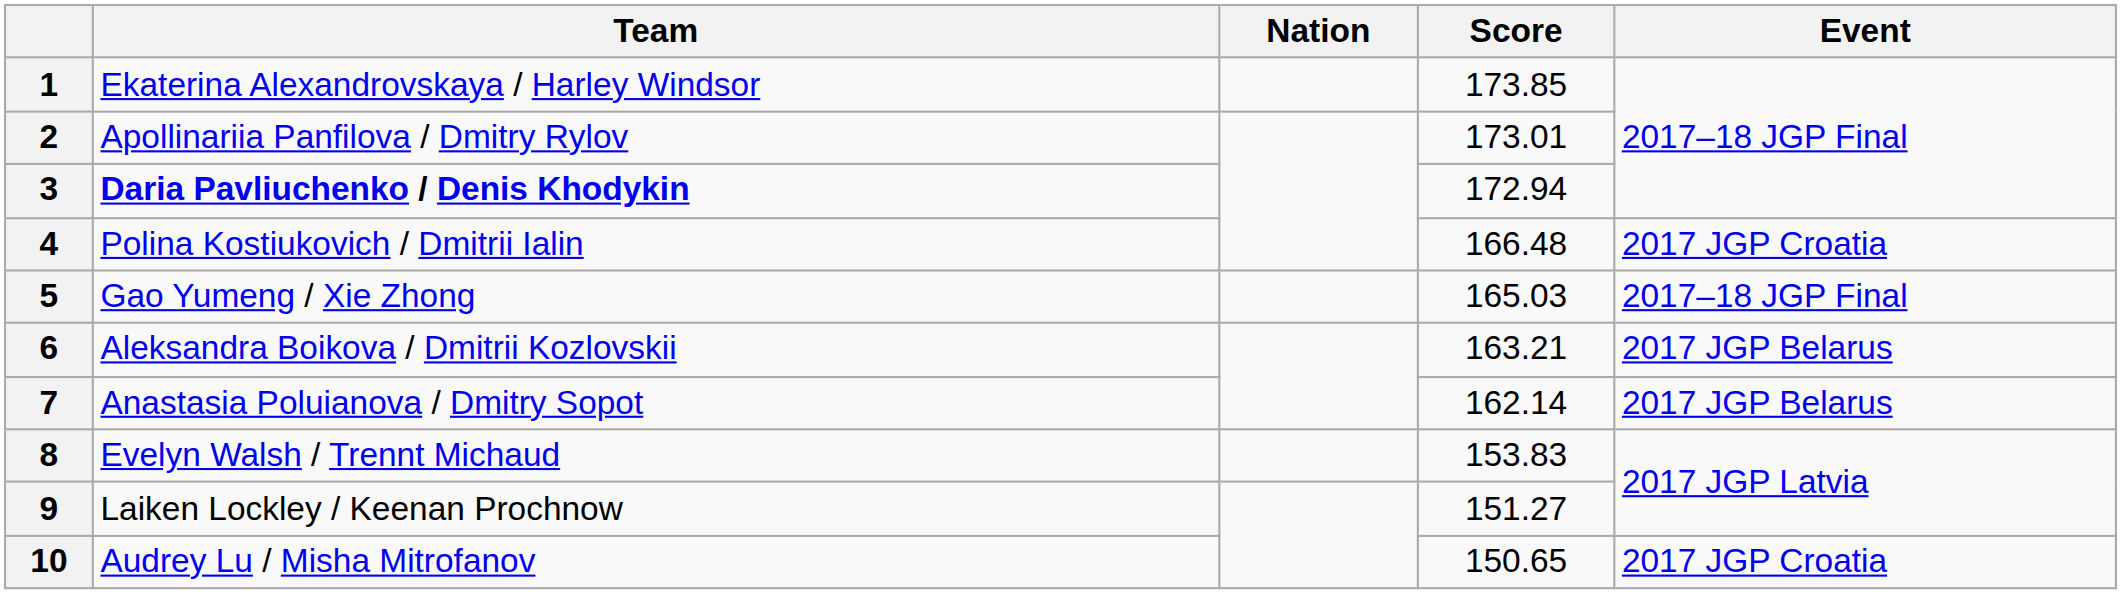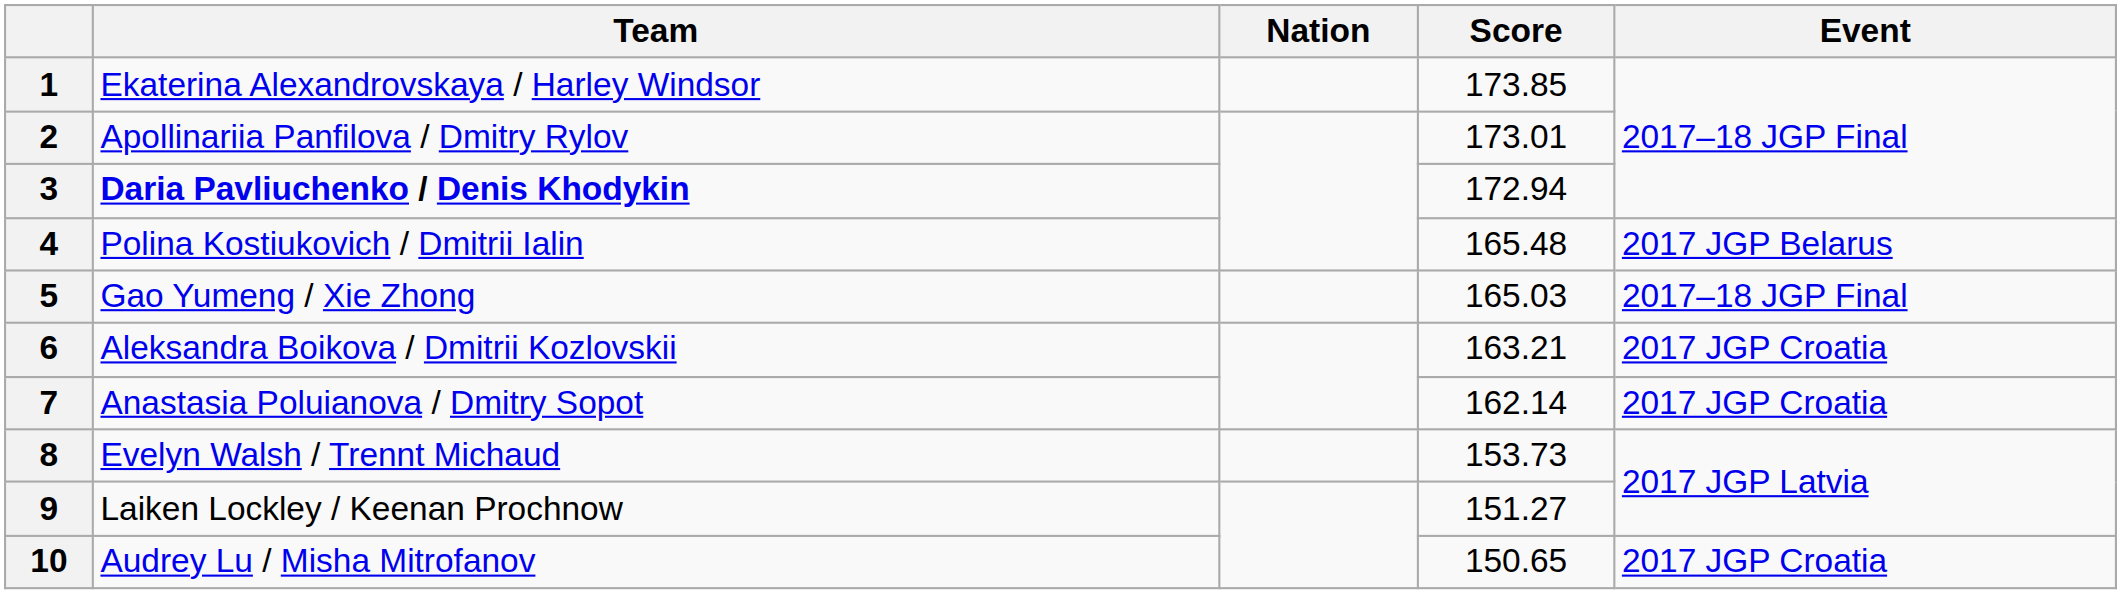(1516, 243) 166.48 -> (1516, 243) 165.48
(1754, 243) 2017 JGP Croatia -> (1757, 243) 2017 JGP Belarus
(1757, 349) 2017 JGP Belarus -> (1754, 349) 2017 JGP Croatia
(1757, 402) 2017 JGP Belarus -> (1754, 402) 2017 JGP Croatia
(1516, 455) 153.83 -> (1516, 455) 153.73
